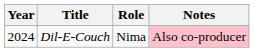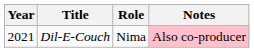(21, 36) 2024 -> (21, 36) 2021
